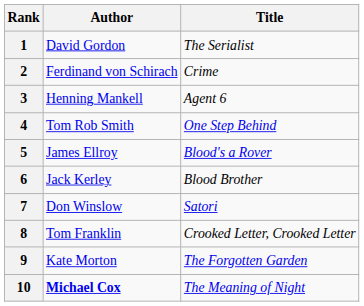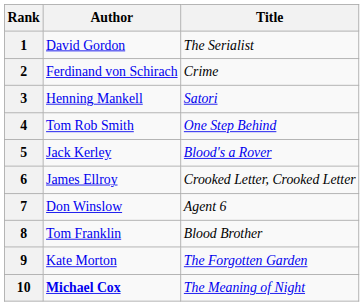(205, 98) Agent 6 -> (201, 98) Satori
(82, 152) James Ellroy -> (79, 152) Jack Kerley
(79, 179) Jack Kerley -> (82, 179) James Ellroy
(223, 179) Blood Brother -> (270, 179) Crooked Letter, Crooked Letter
(201, 206) Satori -> (205, 206) Agent 6
(270, 233) Crooked Letter, Crooked Letter -> (223, 233) Blood Brother
